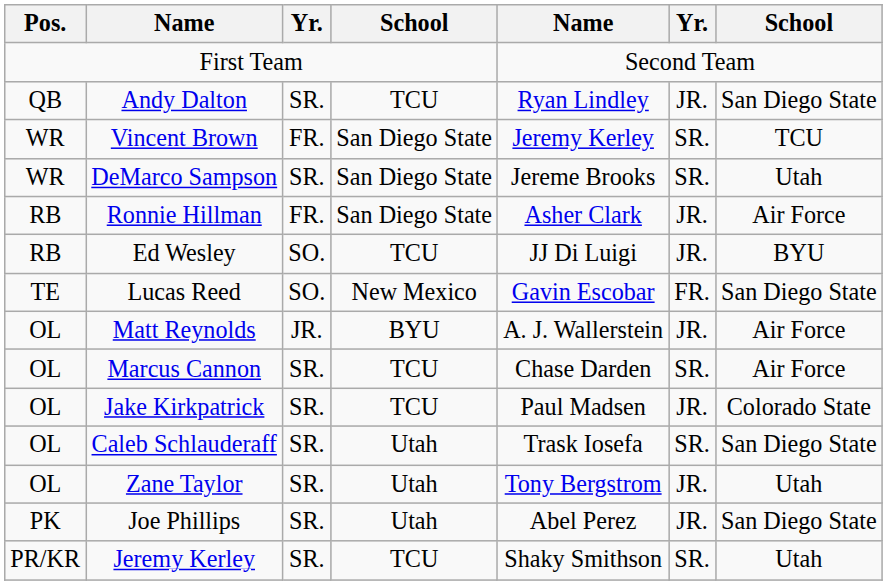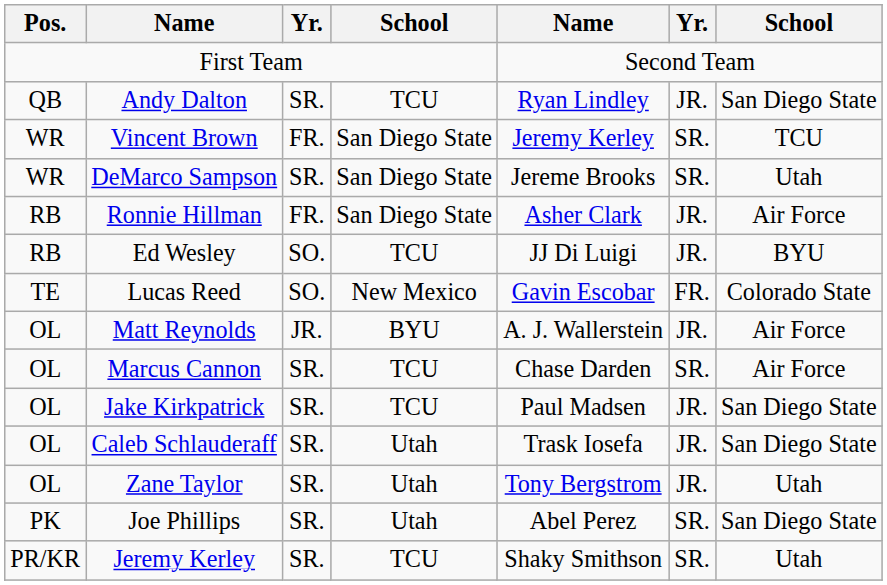(799, 291) San Diego State -> (799, 291) Colorado State
(799, 406) Colorado State -> (799, 406) San Diego State
(692, 445) SR. -> (692, 445) JR.
(692, 521) JR. -> (692, 521) SR.
